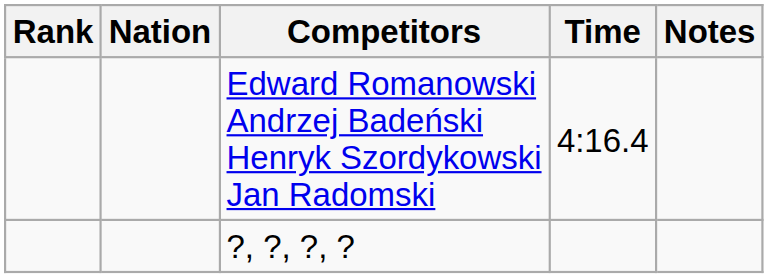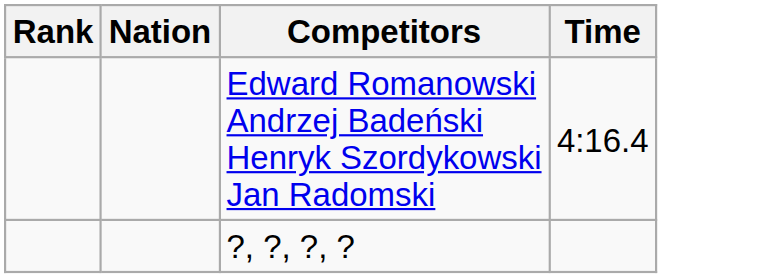- column: (710, 31)
